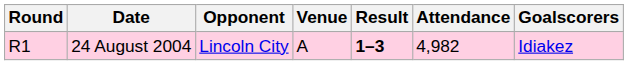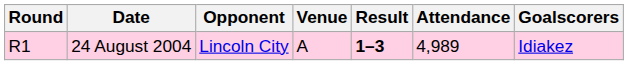(438, 45) 4,982 -> (438, 45) 4,989
